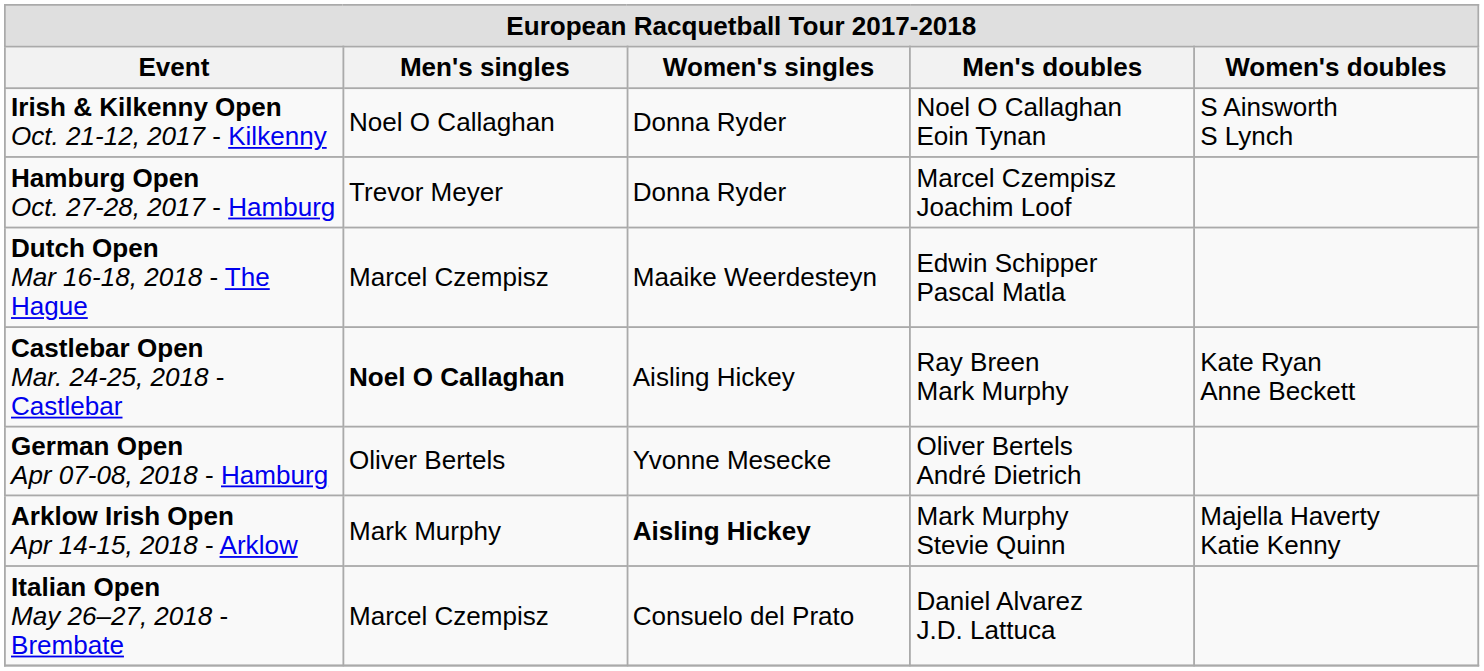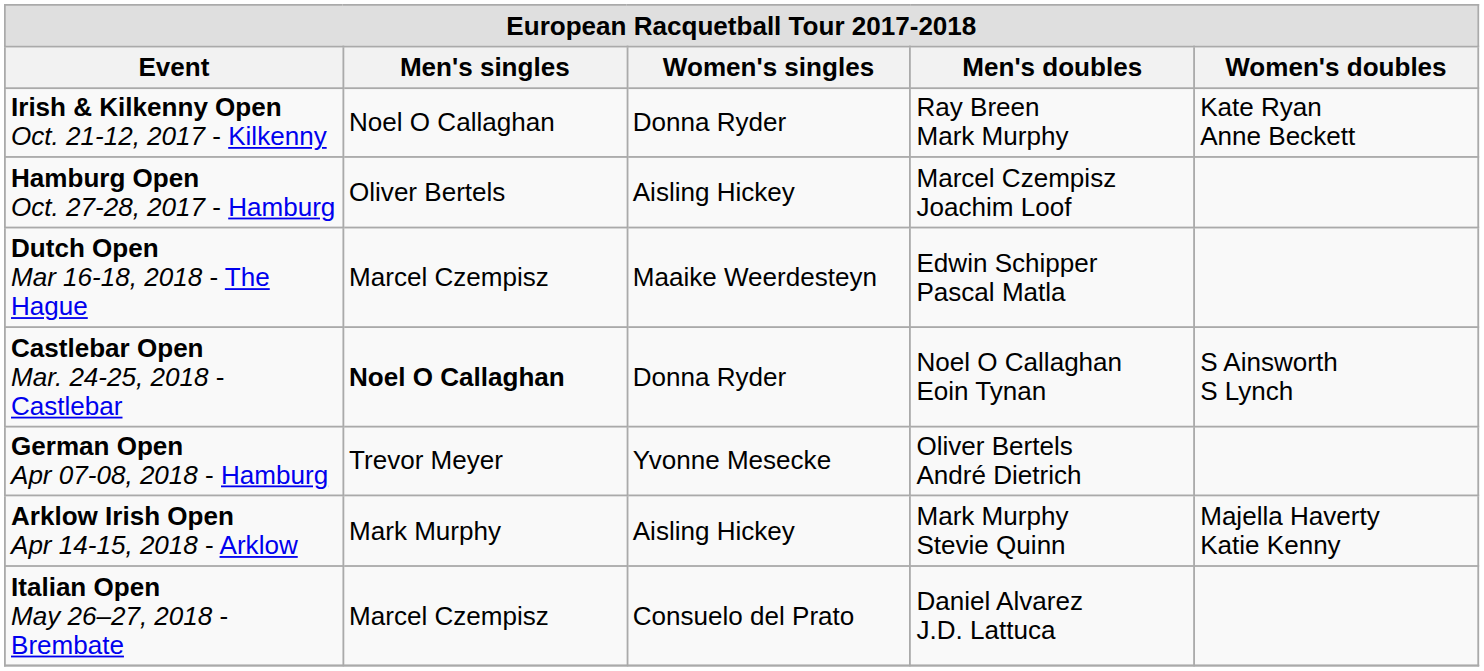(1019, 123) Noel O Callaghan Eoin Tynan -> (992, 123) Ray Breen Mark Murphy
(1269, 123) S Ainsworth S Lynch -> (1278, 123) Kate Ryan Anne Beckett
(426, 193) Trevor Meyer -> (427, 193) Oliver Bertels
(709, 193) Donna Ryder -> (714, 193) Aisling Hickey
(714, 377) Aisling Hickey -> (709, 377) Donna Ryder
(992, 377) Ray Breen Mark Murphy -> (1019, 377) Noel O Callaghan Eoin Tynan
(1278, 377) Kate Ryan Anne Beckett -> (1269, 377) S Ainsworth S Lynch
(427, 461) Oliver Bertels -> (426, 461) Trevor Meyer
(722, 531) bold -> (714, 531) normal
